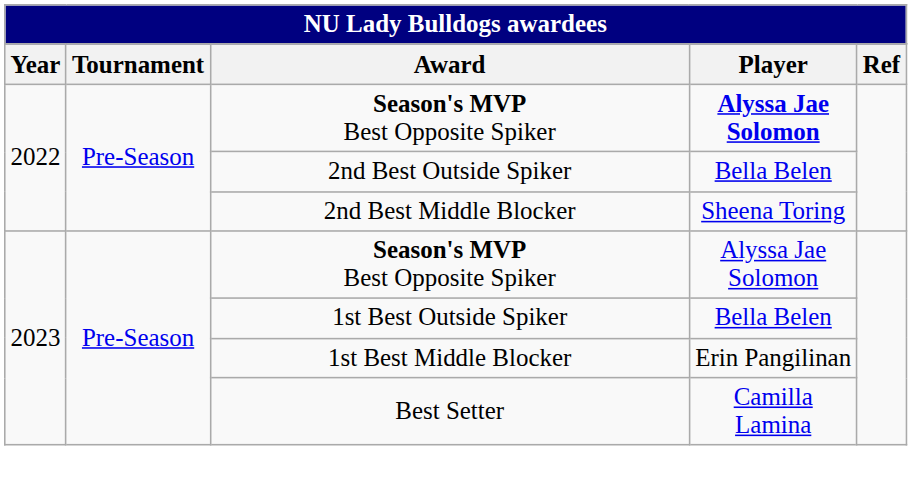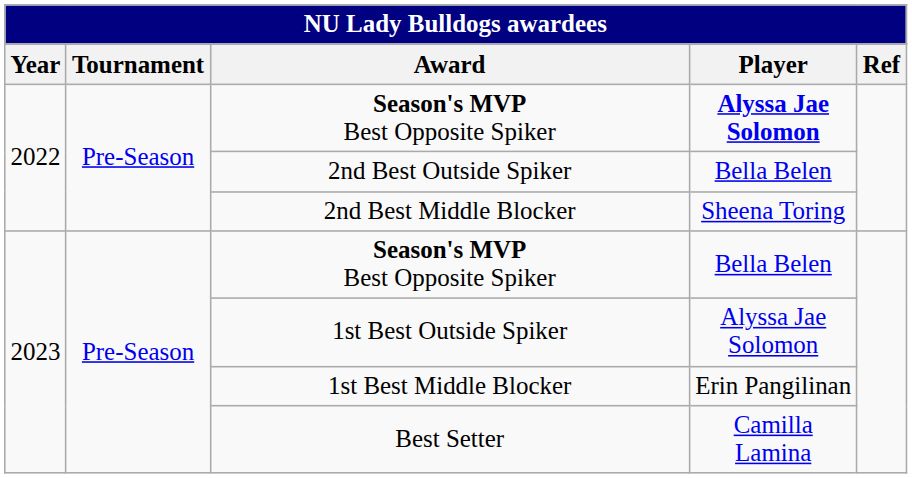(773, 264) Alyssa Jae Solomon -> (773, 264) Bella Belen
(773, 317) Bella Belen -> (773, 332) Alyssa Jae Solomon
